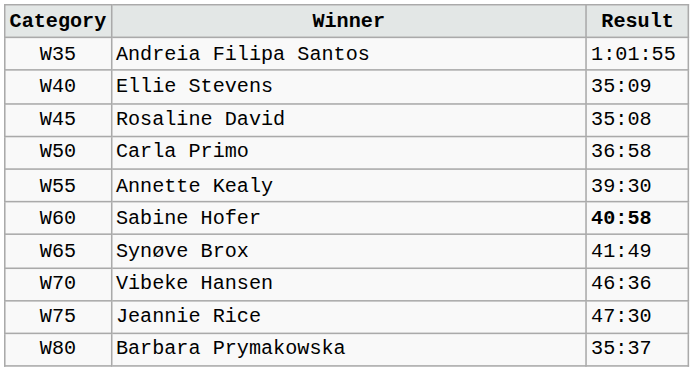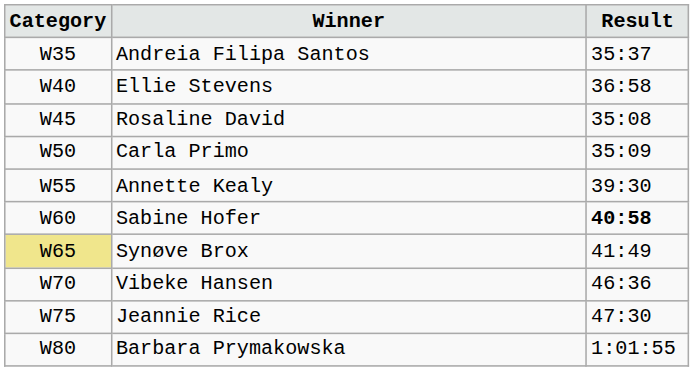(633, 54) 1:01:55 -> (621, 54) 35:37
(621, 87) 35:09 -> (621, 87) 36:58
(621, 153) 36:58 -> (621, 153) 35:09
(58, 251) no background -> (58, 251) khaki background
(621, 350) 35:37 -> (633, 350) 1:01:55
